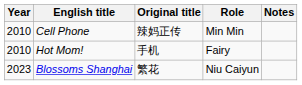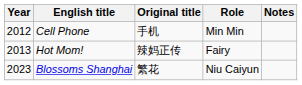(19, 31) 2010 -> (19, 31) 2012
(159, 31) 辣妈正传 -> (148, 31) 手机
(19, 50) 2010 -> (19, 50) 2013
(148, 50) 手机 -> (159, 50) 辣妈正传
